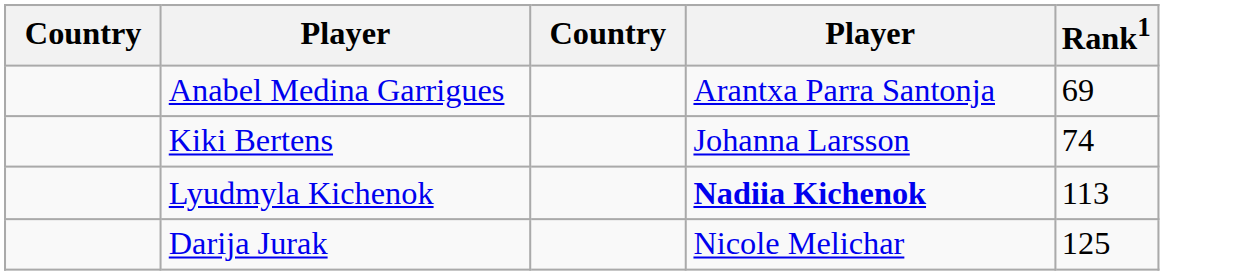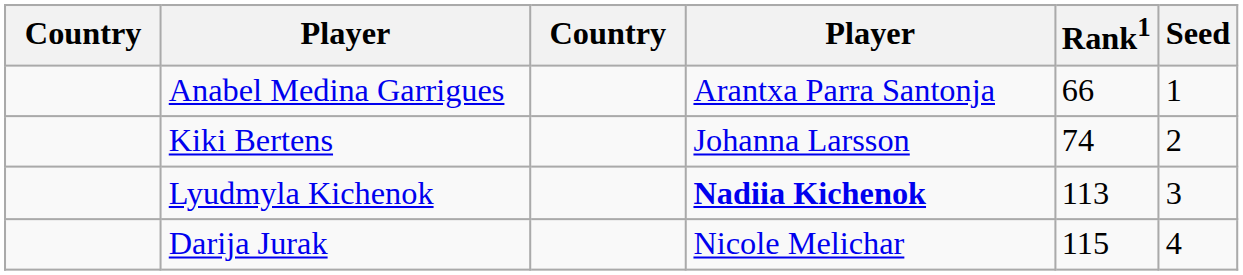+ column: (1198, 34)
(1078, 90) 69 -> (1078, 90) 66
(1086, 243) 125 -> (1085, 243) 115
